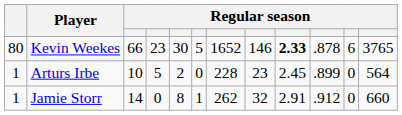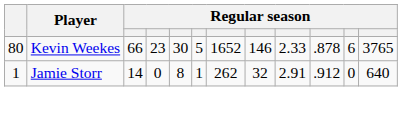(292, 48) bold -> (292, 48) normal
- row: (65, 73)
(378, 97) 660 -> (378, 73) 640
